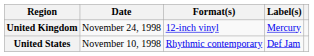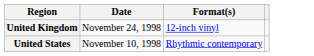- column: (284, 12)
